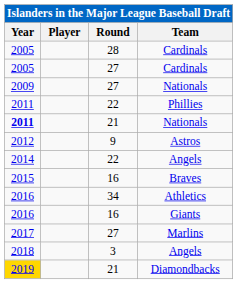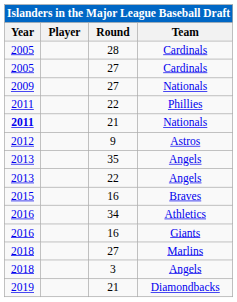+ row: (113, 159)
(22, 159) 2014 -> (22, 178) 2013
(22, 232) 2017 -> (22, 251) 2018
(22, 269) gold background -> (22, 287) no background
